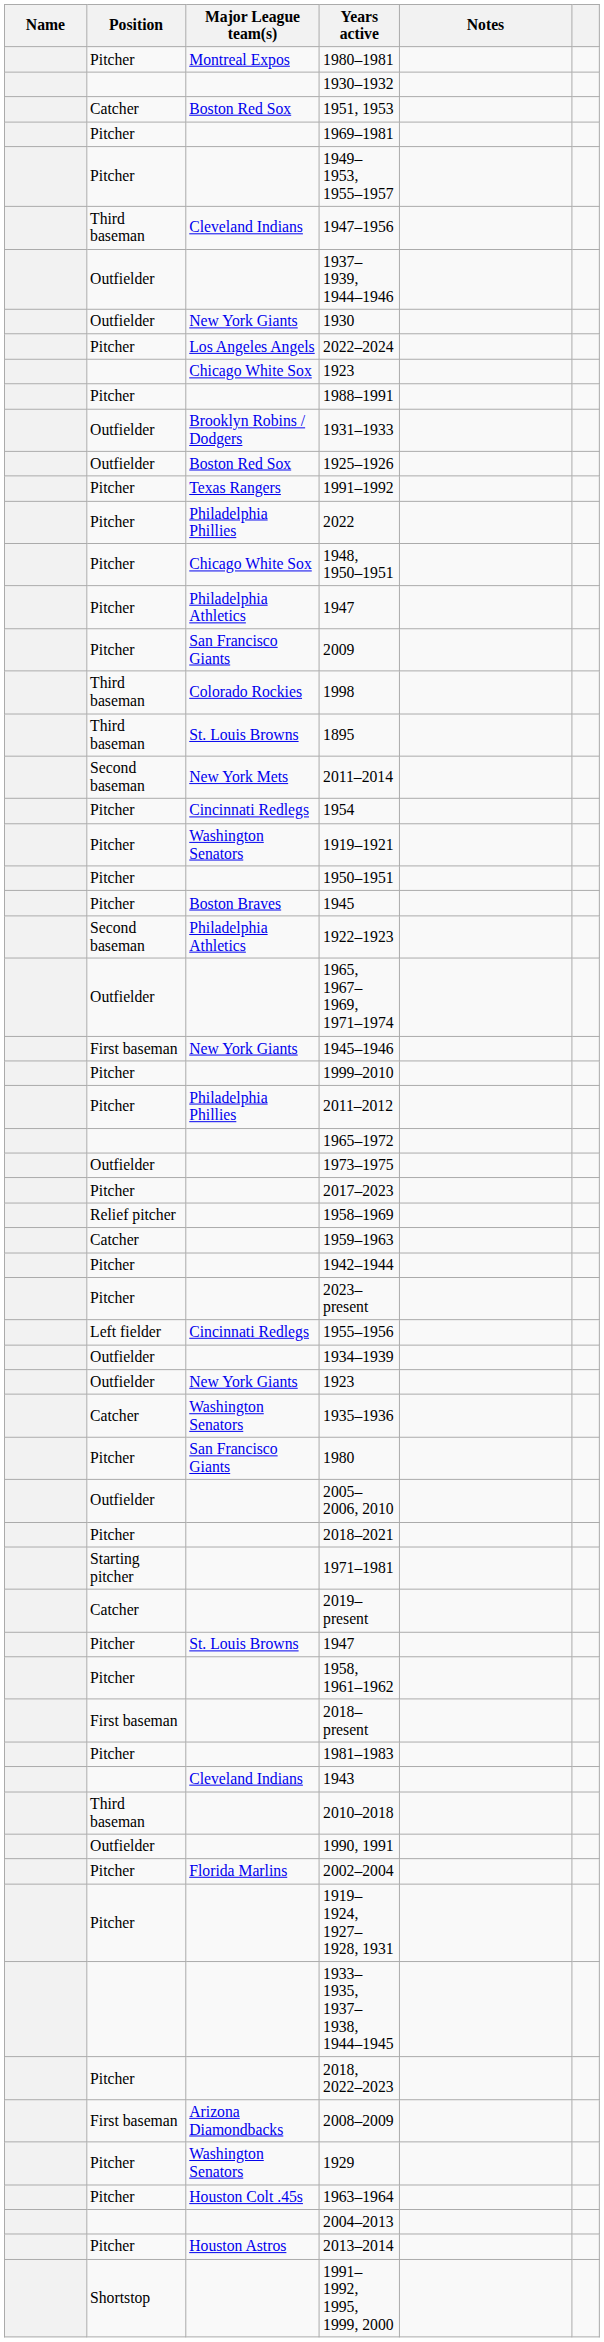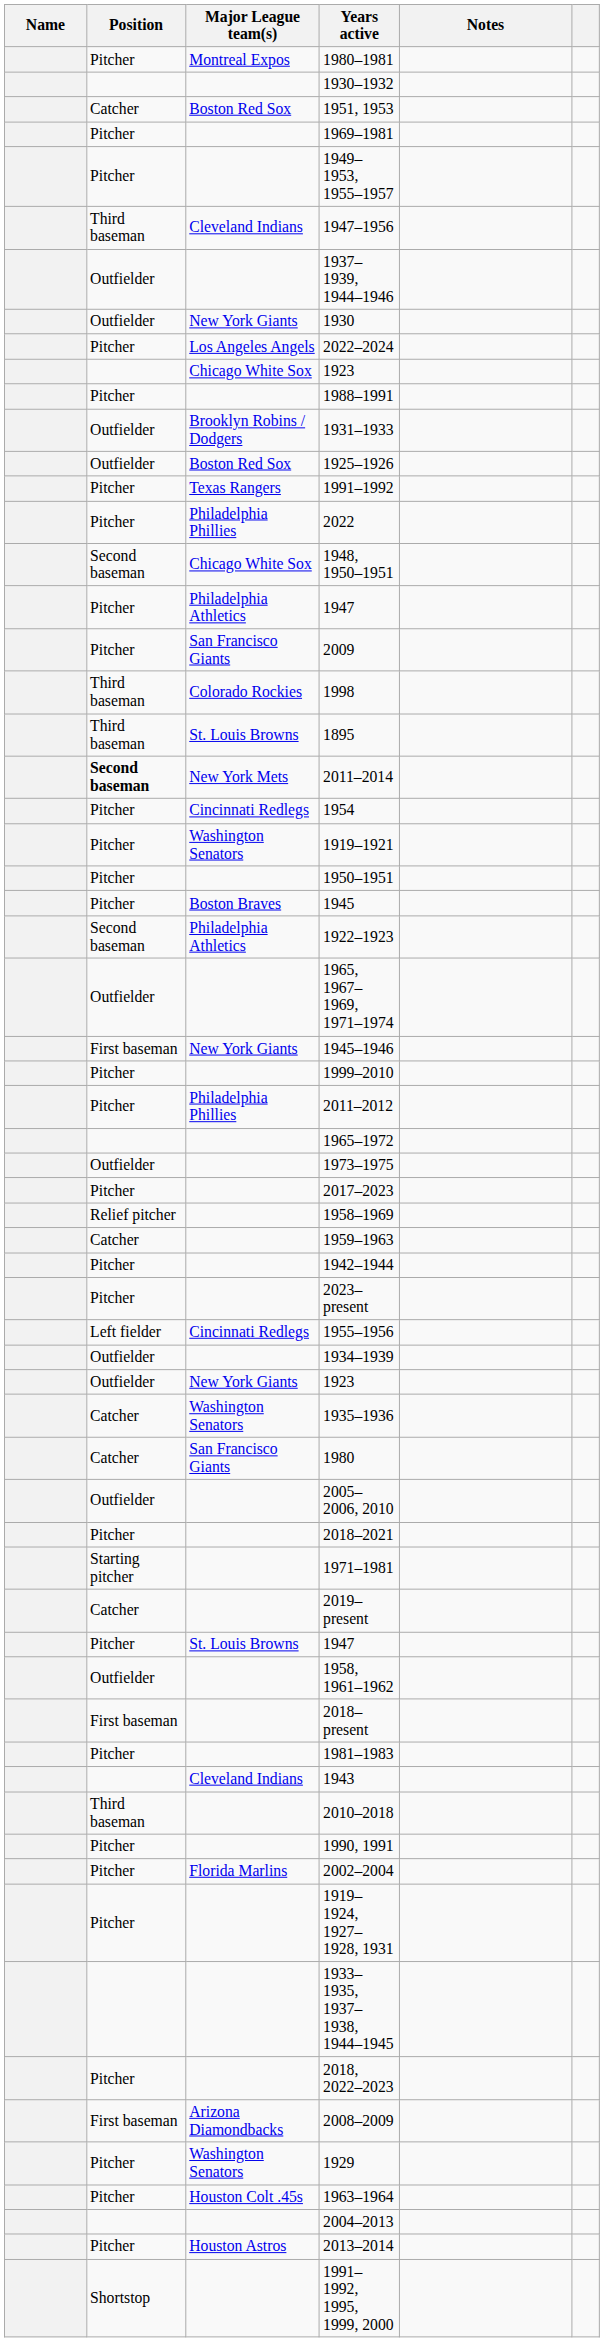(112, 564) Pitcher -> (117, 564) Second baseman
(117, 777) normal -> (120, 777) bold
(112, 1458) Pitcher -> (114, 1458) Catcher
(112, 1678) Pitcher -> (122, 1678) Outfielder
(122, 1846) Outfielder -> (112, 1846) Pitcher
